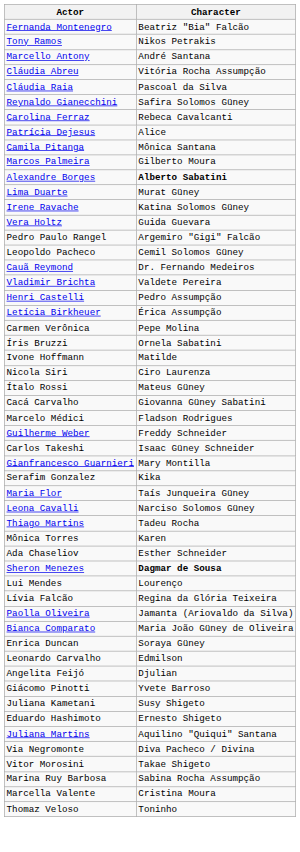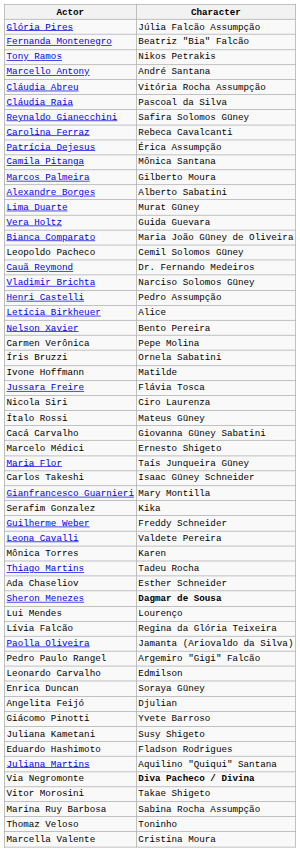+ row: (40, 27)
(152, 132) Alice -> (180, 147) Érica Assumpção
(183, 177) bold -> (183, 192) normal
- row: (43, 207)
rows swapped: (56, 238) <-> (51, 629)
(180, 283) Valdete Pereira -> (197, 283) Narciso Solomos Güney
(180, 313) Érica Assumpção -> (152, 313) Alice
+ row: (43, 328)
+ row: (45, 388)
(185, 418) Fladson Rodrigues -> (180, 448) Ernesto Shigeto
rows swapped: (34, 493) <-> (48, 433)
(197, 508) Narciso Solomos Güney -> (180, 538) Valdete Pereira
rows swapped: (43, 538) <-> (45, 523)
rows swapped: (43, 644) <-> (54, 659)
(180, 719) Ernesto Shigeto -> (185, 749) Fladson Rodrigues
(197, 749) normal -> (197, 779) bold
rows swapped: (51, 794) <-> (43, 809)
